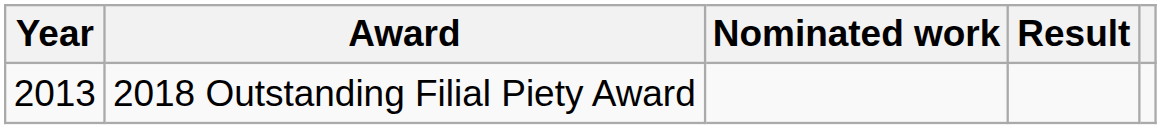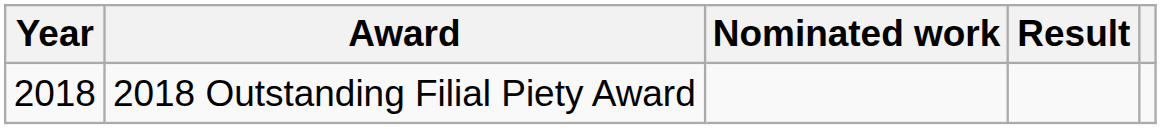(55, 92) 2013 -> (55, 92) 2018
